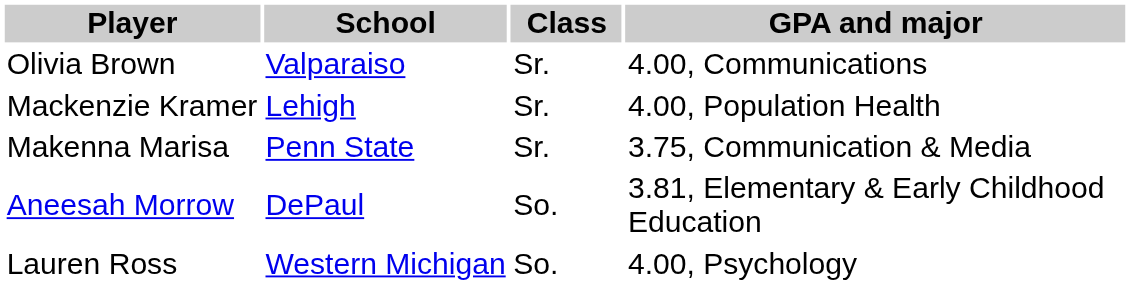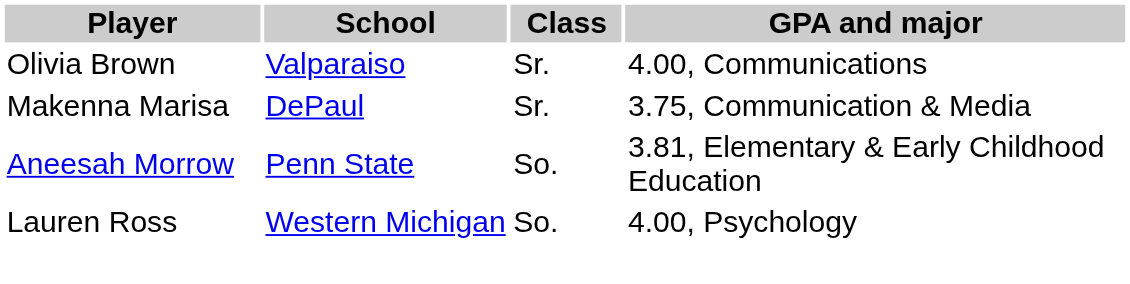- row: (132, 105)
(340, 147) Penn State -> (315, 105) DePaul
(315, 205) DePaul -> (340, 164) Penn State
